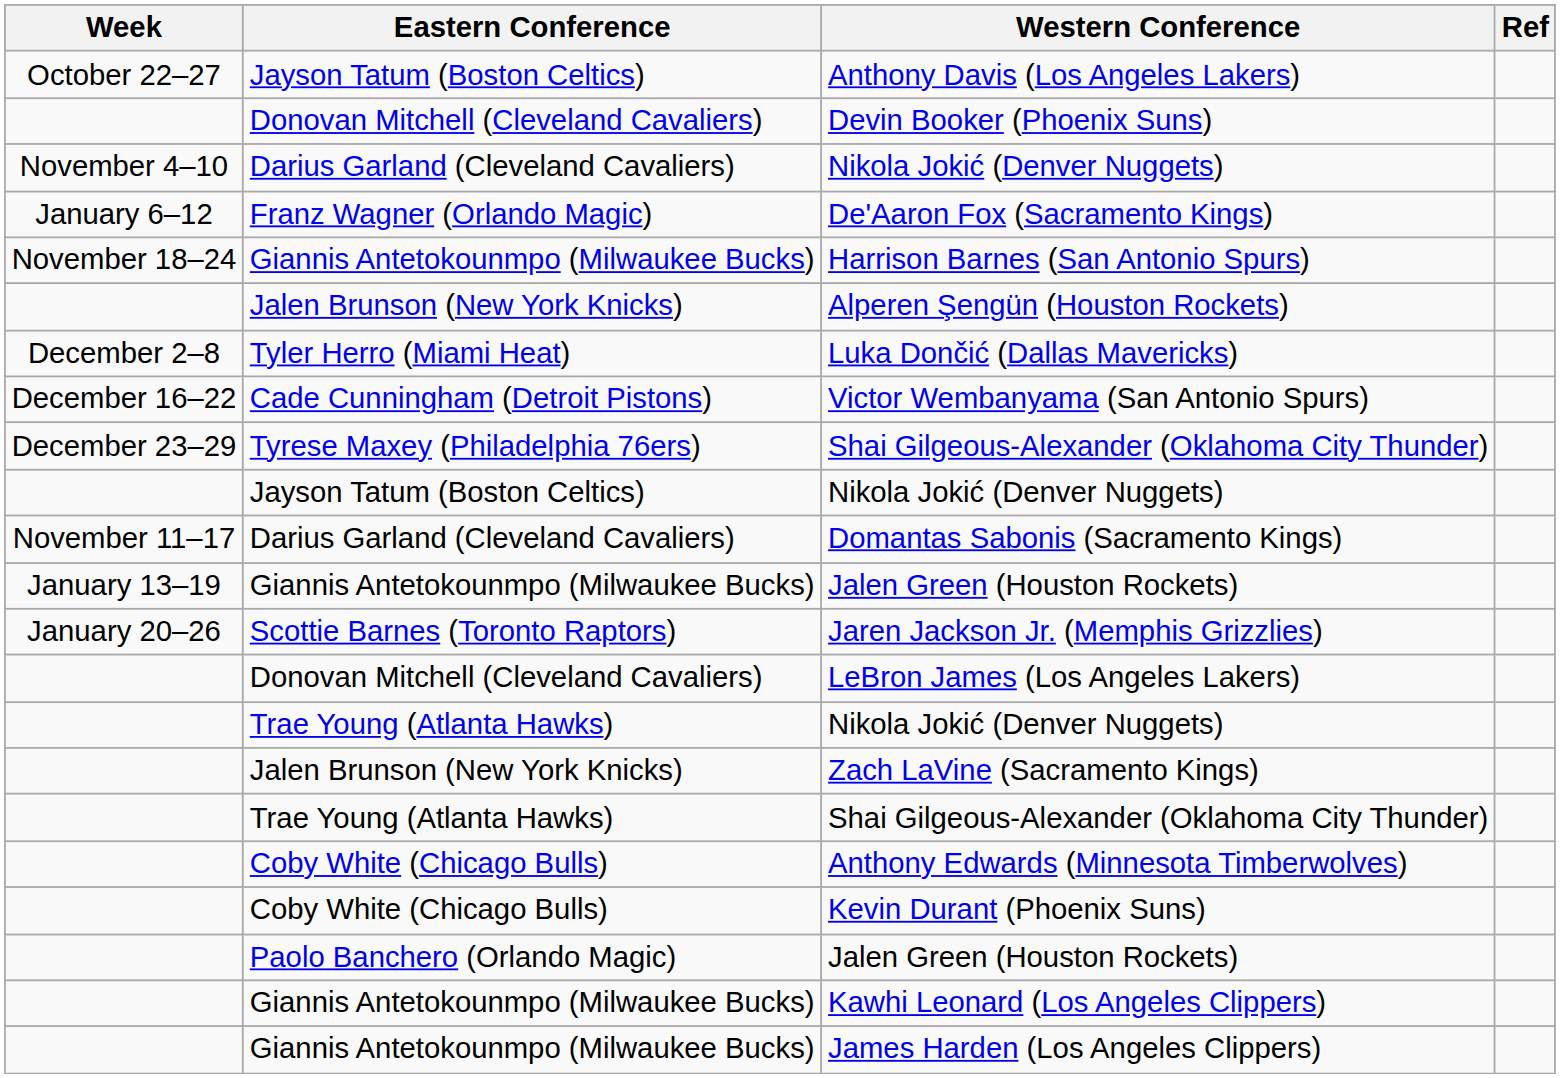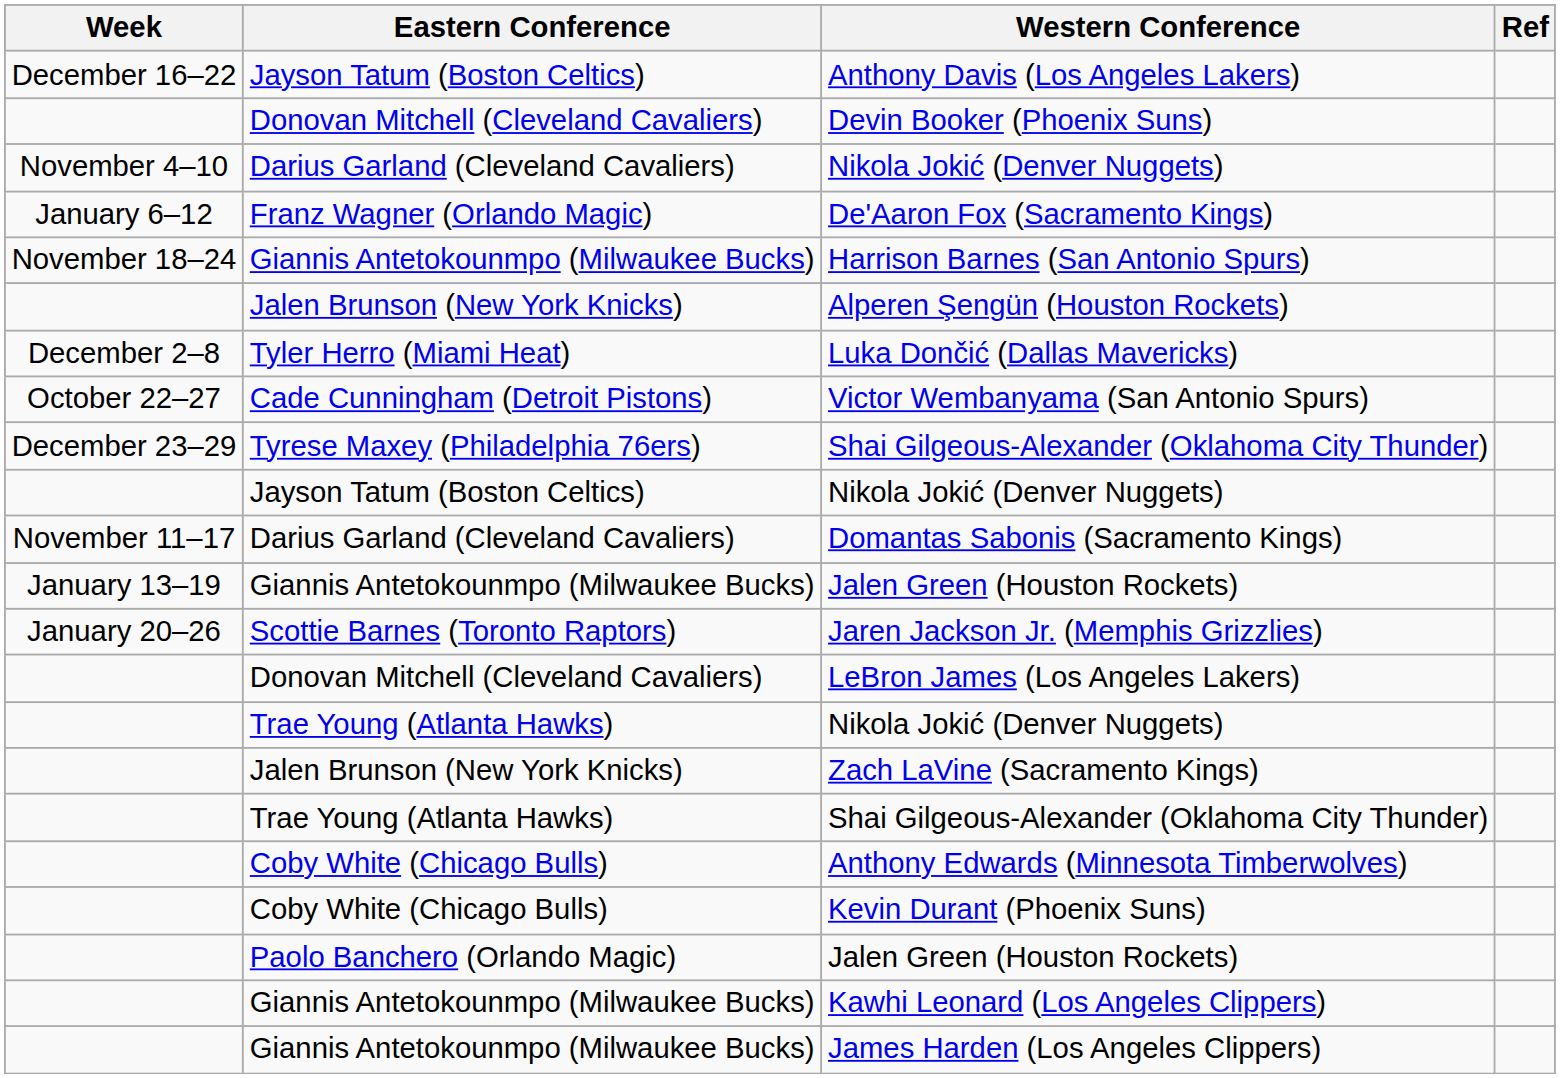(124, 74) October 22–27 -> (124, 74) December 16–22
(124, 399) December 16–22 -> (124, 399) October 22–27
